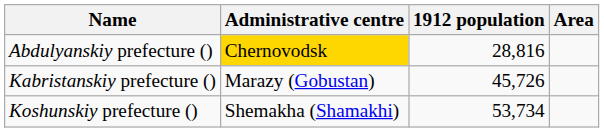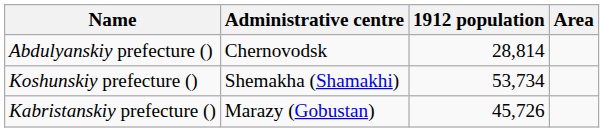(276, 50) gold background -> (276, 50) no background
(518, 50) 28,816 -> (518, 50) 28,814
rows swapped: (112, 80) <-> (103, 111)
